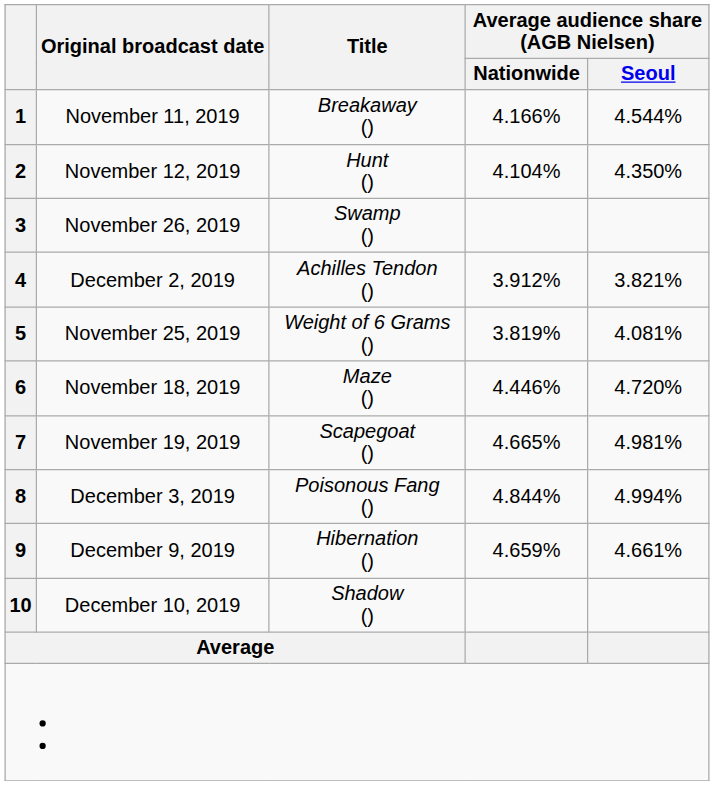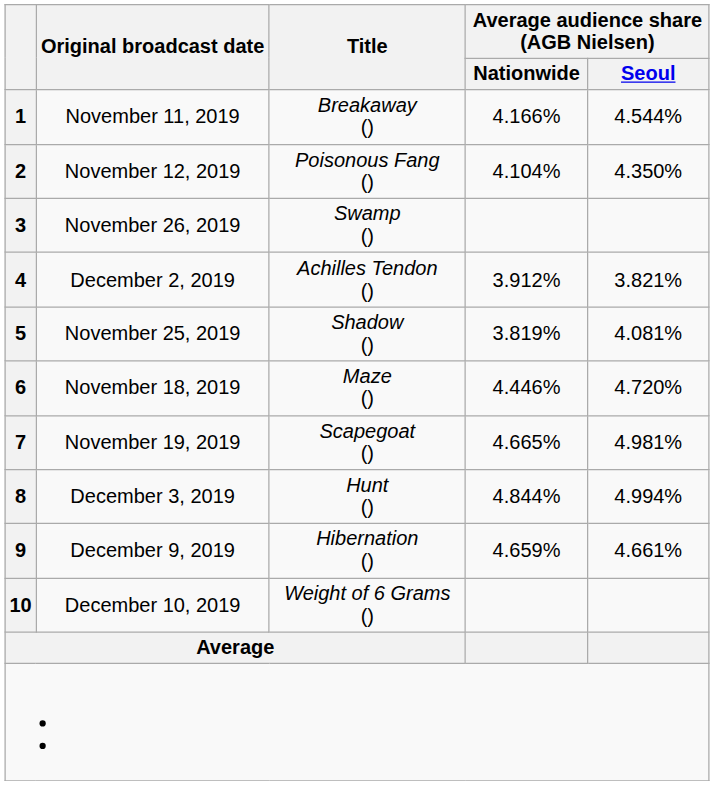(367, 171) Hunt () -> (367, 171) Poisonous Fang ()
(367, 333) Weight of 6 Grams () -> (367, 333) Shadow ()
(367, 496) Poisonous Fang () -> (367, 496) Hunt ()
(367, 604) Shadow () -> (367, 604) Weight of 6 Grams ()
